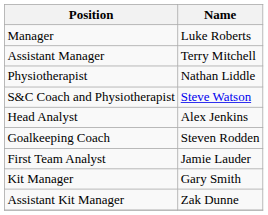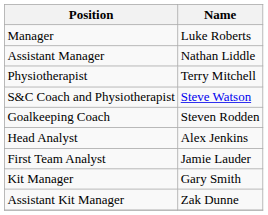(218, 55) Terry Mitchell -> (218, 55) Nathan Liddle
(218, 76) Nathan Liddle -> (218, 76) Terry Mitchell
rows swapped: (59, 138) <-> (42, 117)
